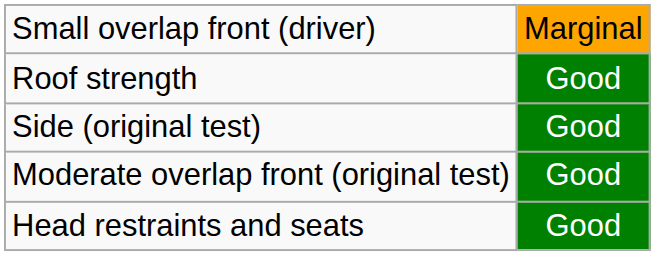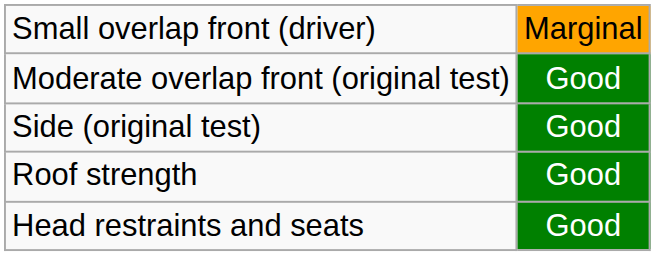rows swapped: (261, 175) <-> (105, 77)
